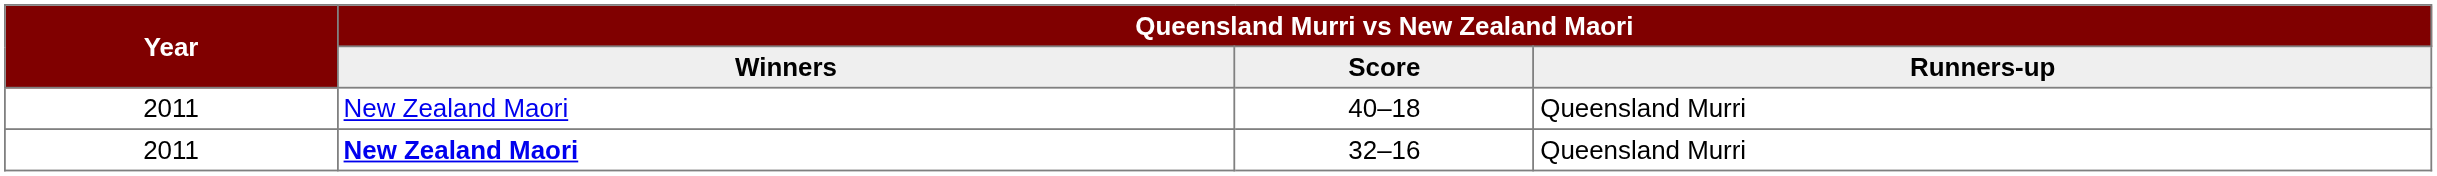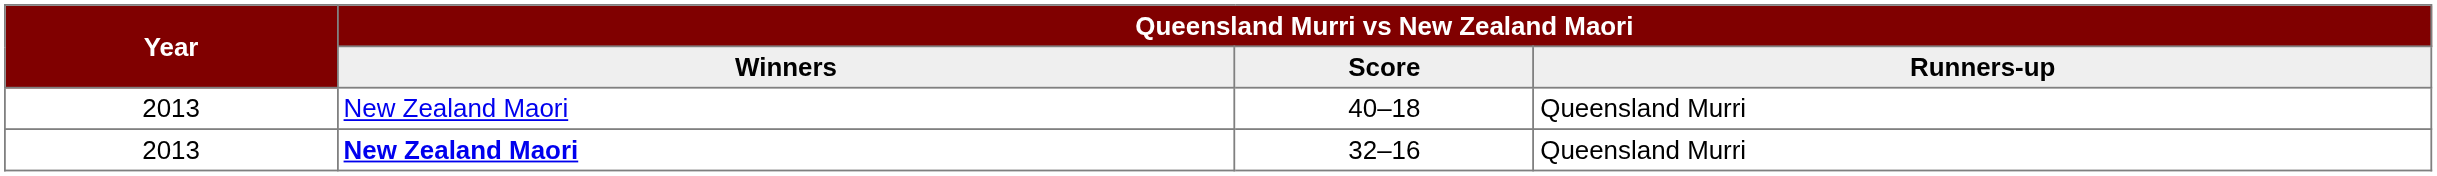(171, 108) 2011 -> (171, 108) 2013
(171, 150) 2011 -> (171, 150) 2013
